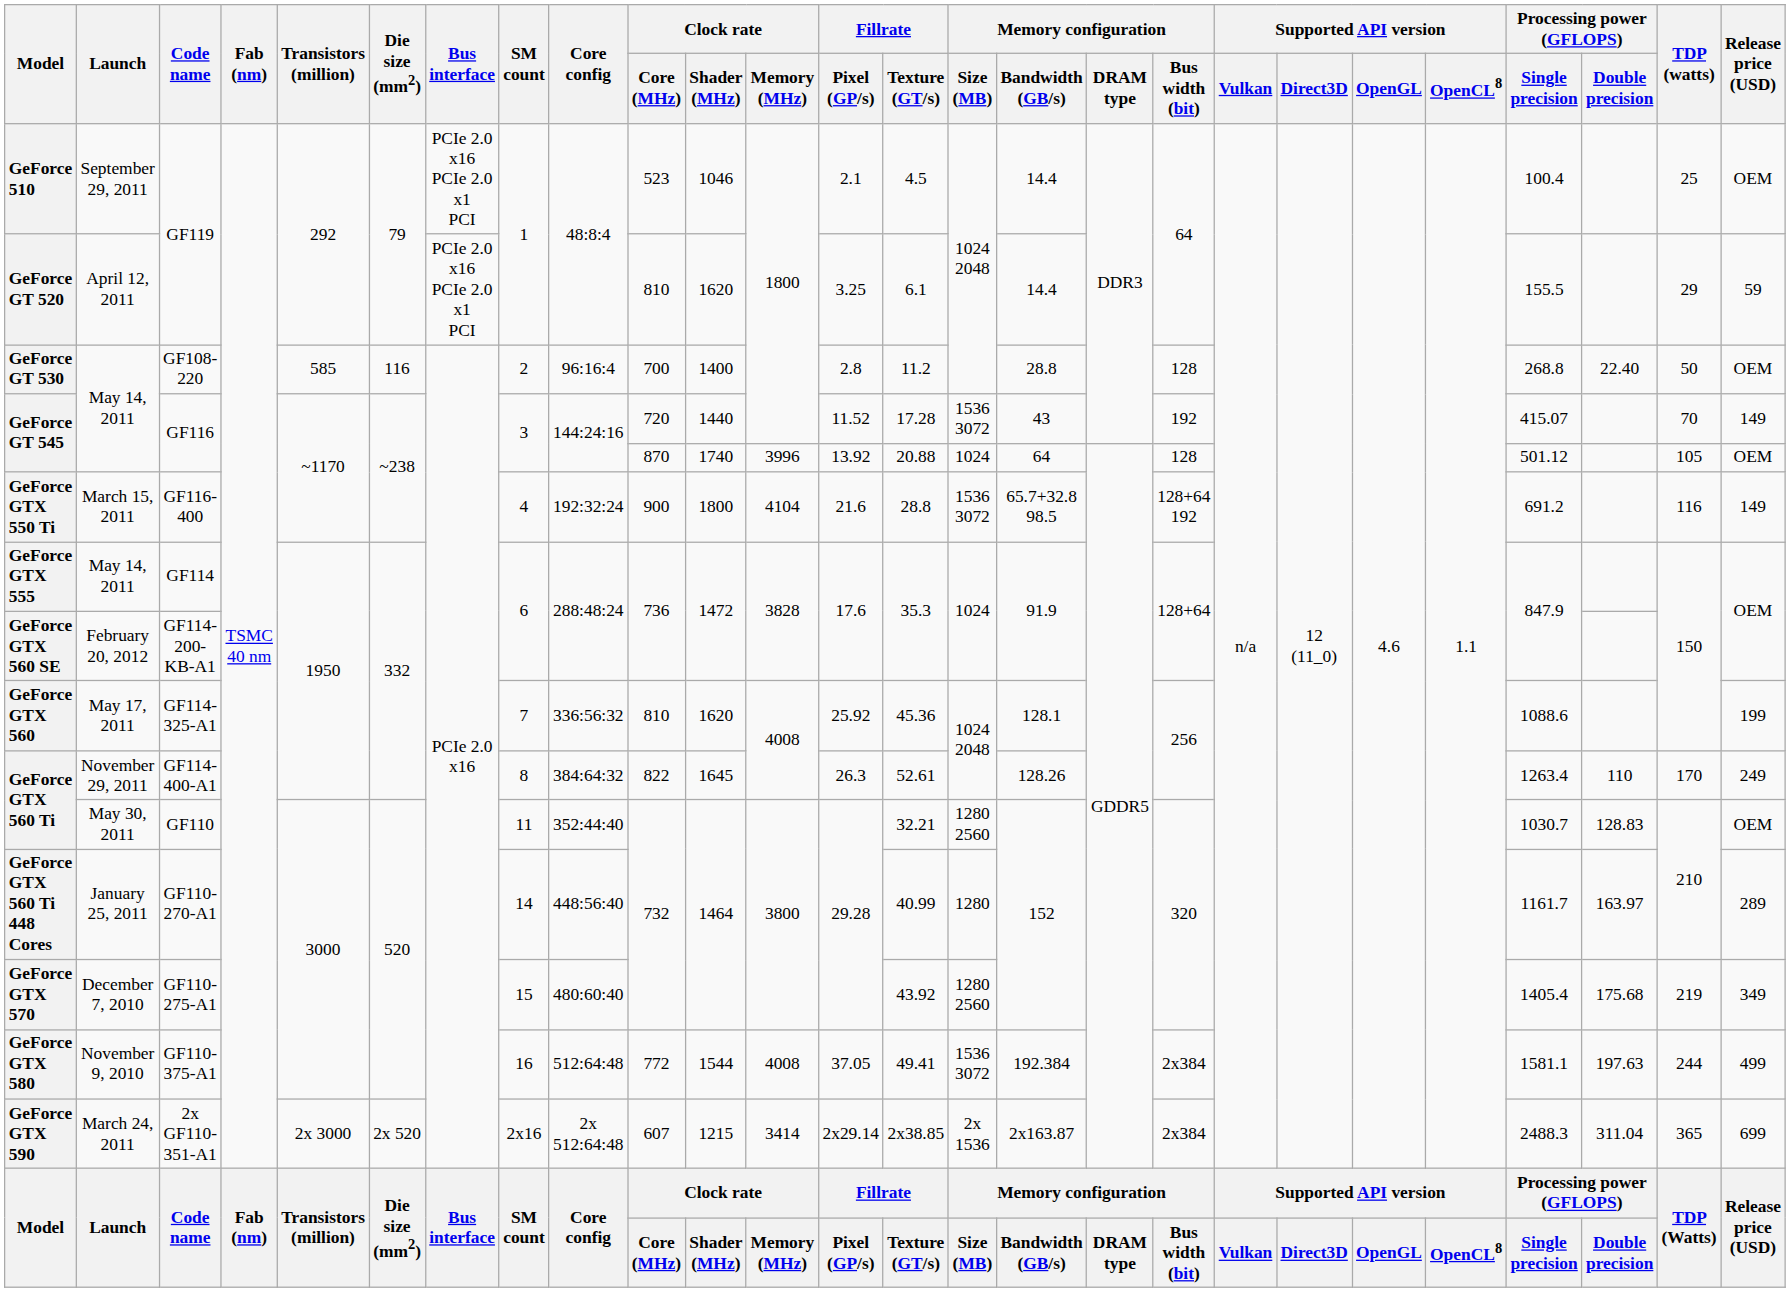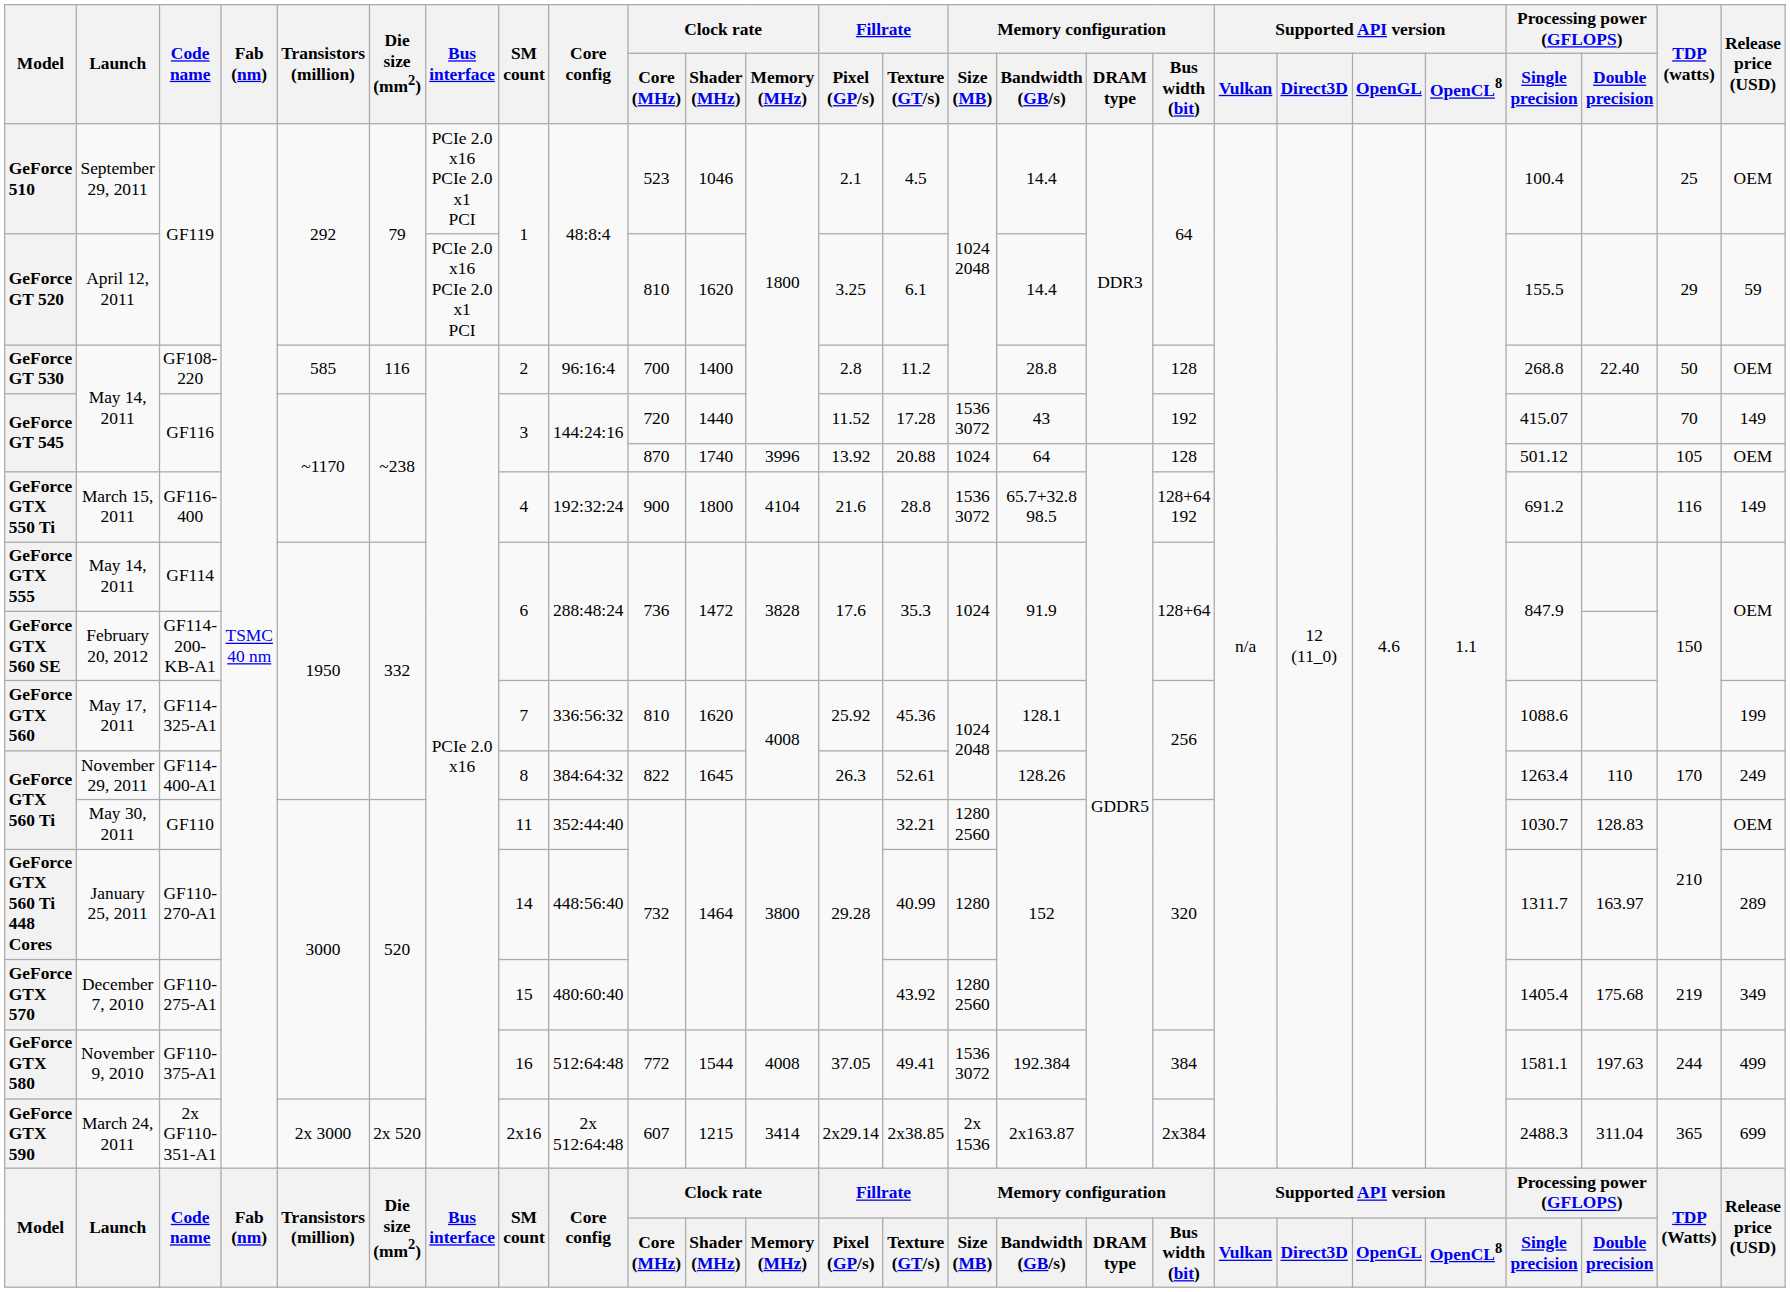(1544, 903) 1161.7 -> (1544, 903) 1311.7
(1184, 1063) 2x384 -> (1184, 1063) 384
